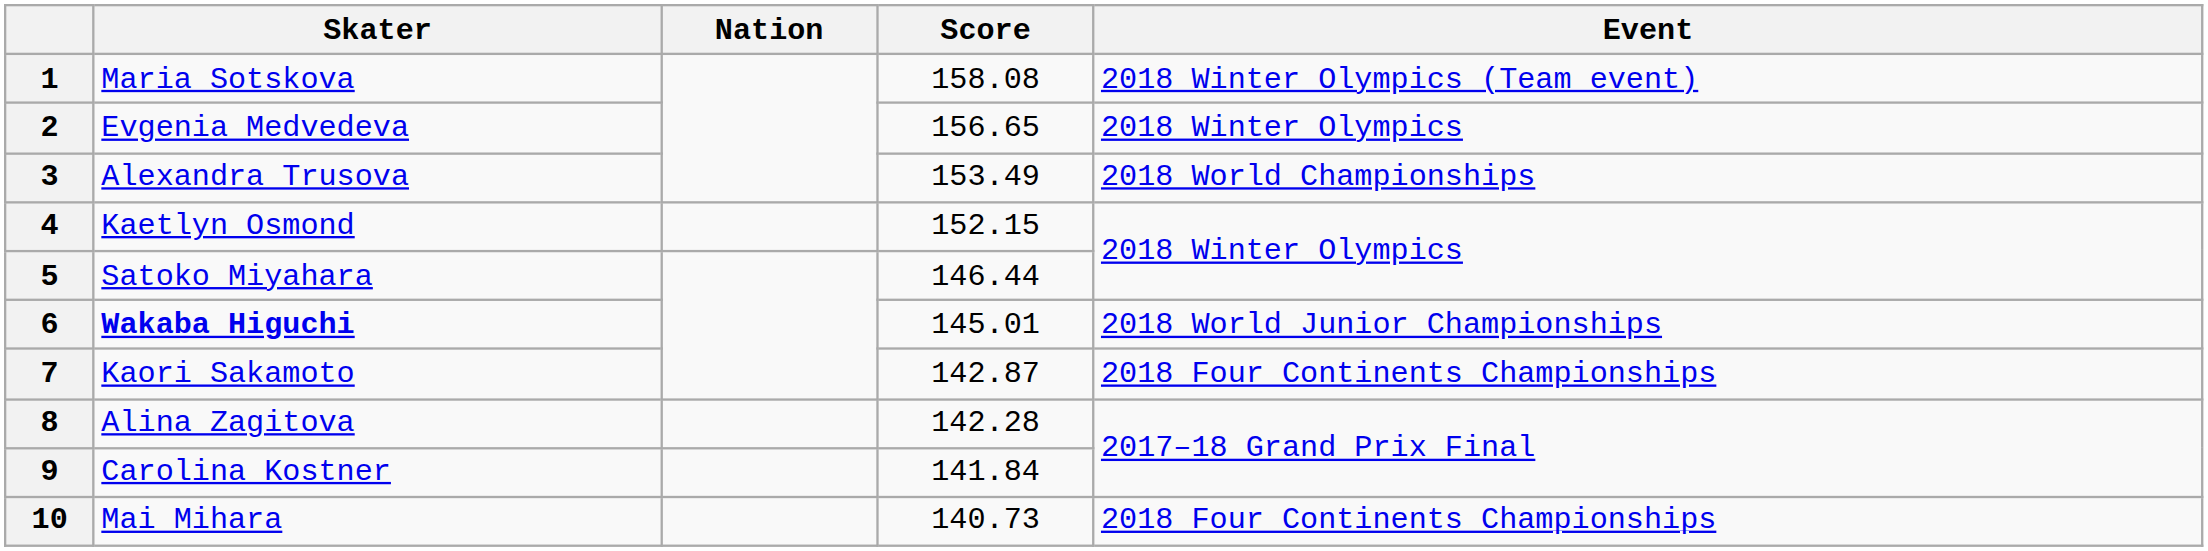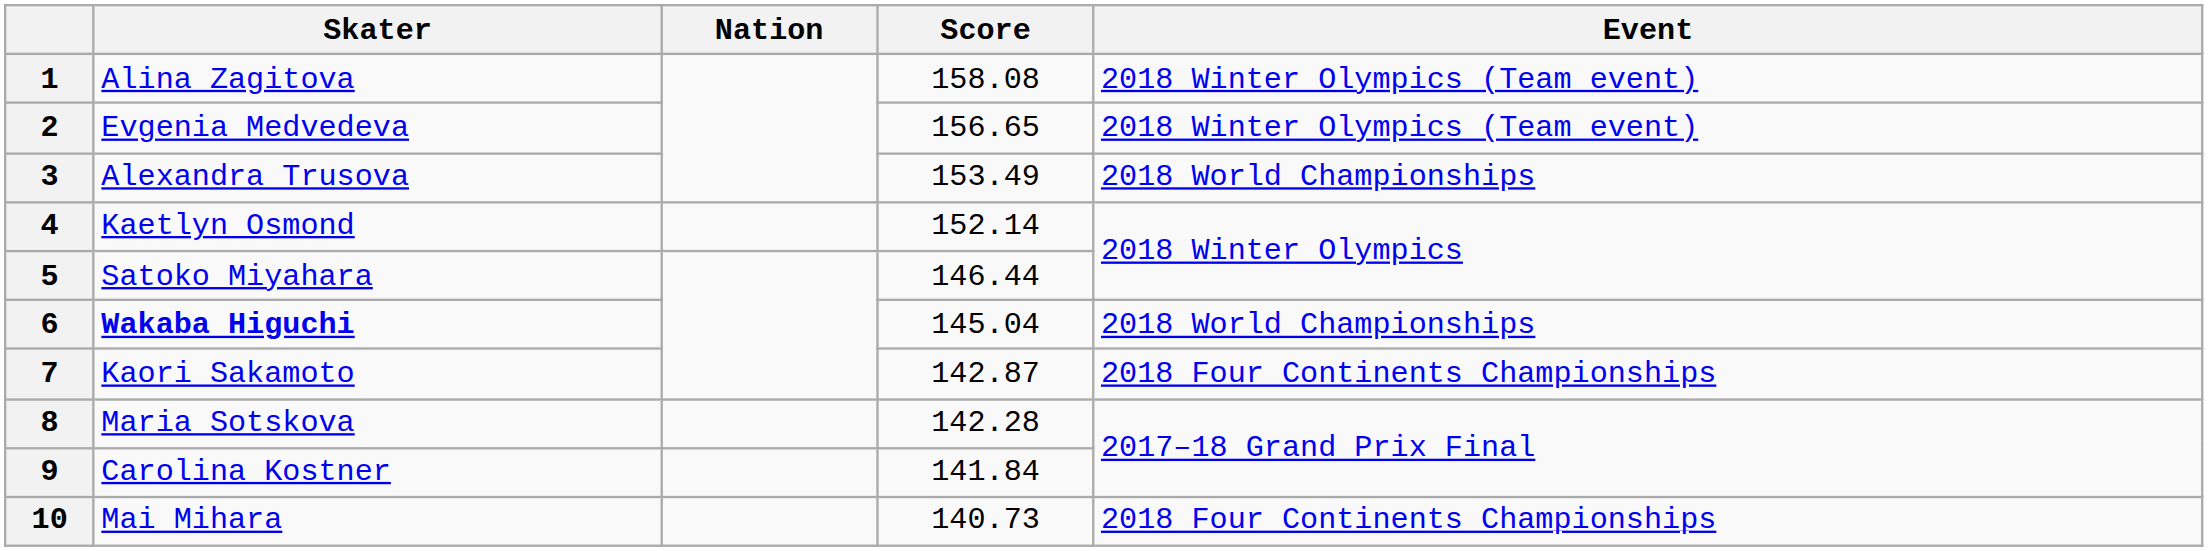(228, 79) Maria Sotskova -> (228, 79) Alina Zagitova
(1282, 128) 2018 Winter Olympics -> (1400, 128) 2018 Winter Olympics (Team event)
(986, 226) 152.15 -> (986, 226) 152.14
(986, 325) 145.01 -> (986, 325) 145.04
(1381, 325) 2018 World Junior Championships -> (1318, 325) 2018 World Championships
(228, 423) Alina Zagitova -> (228, 423) Maria Sotskova
